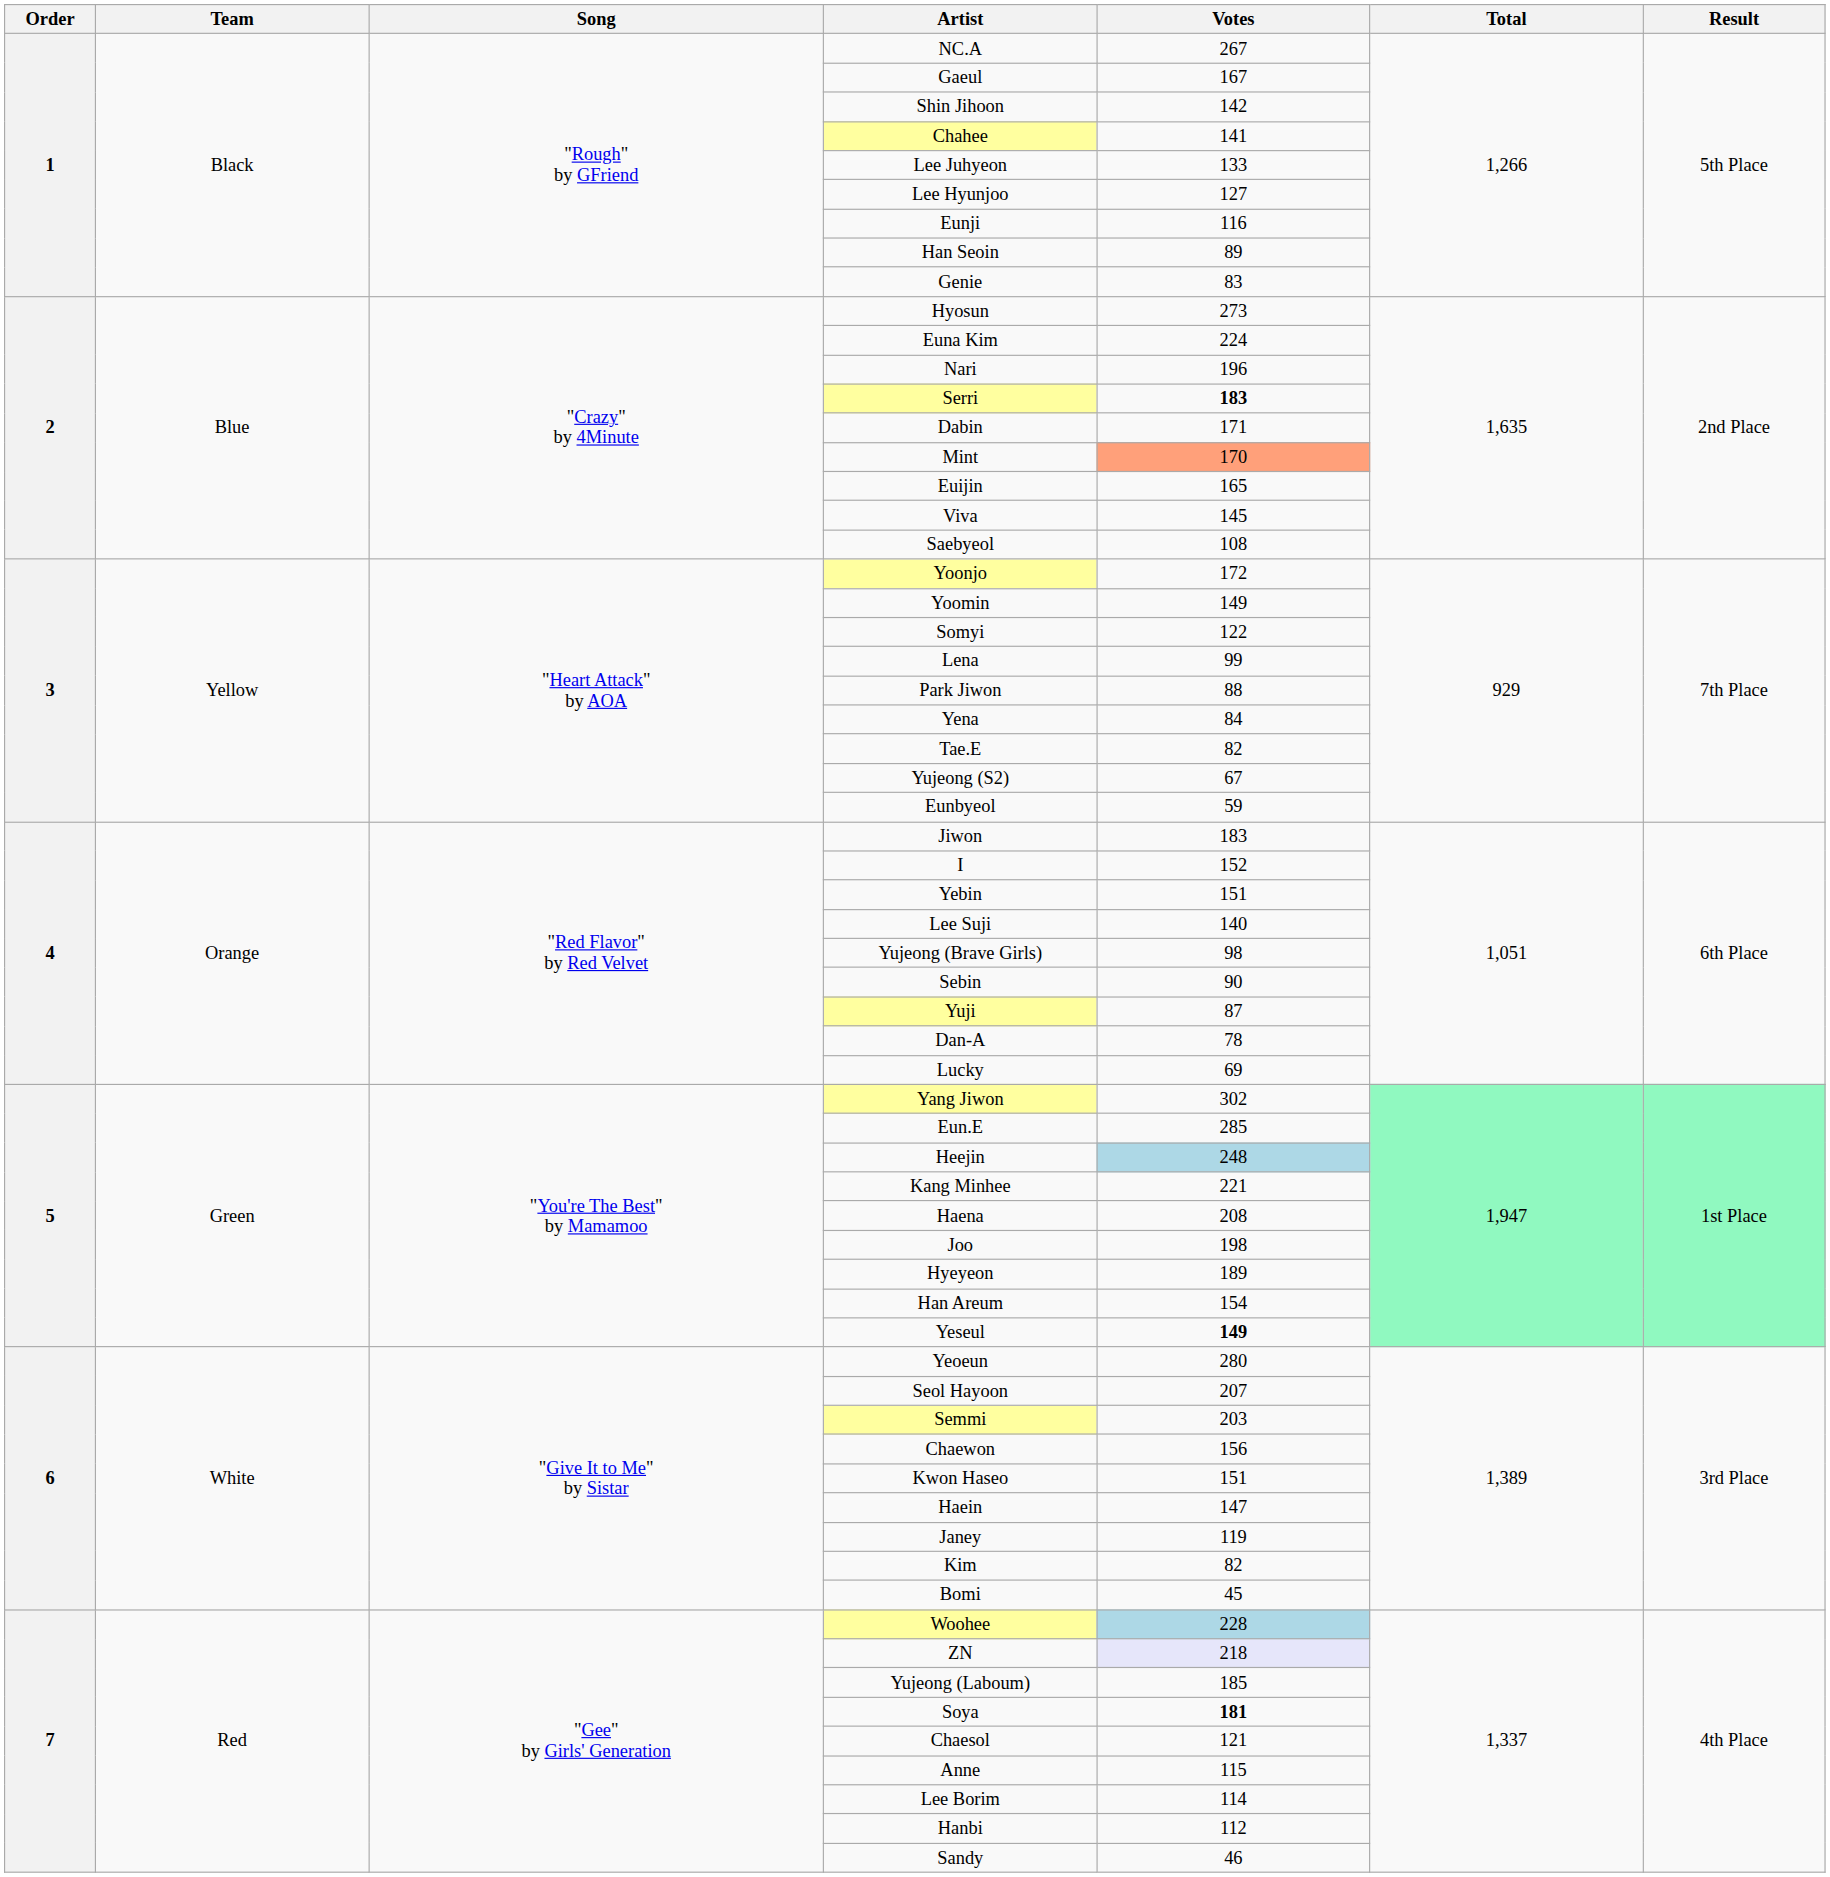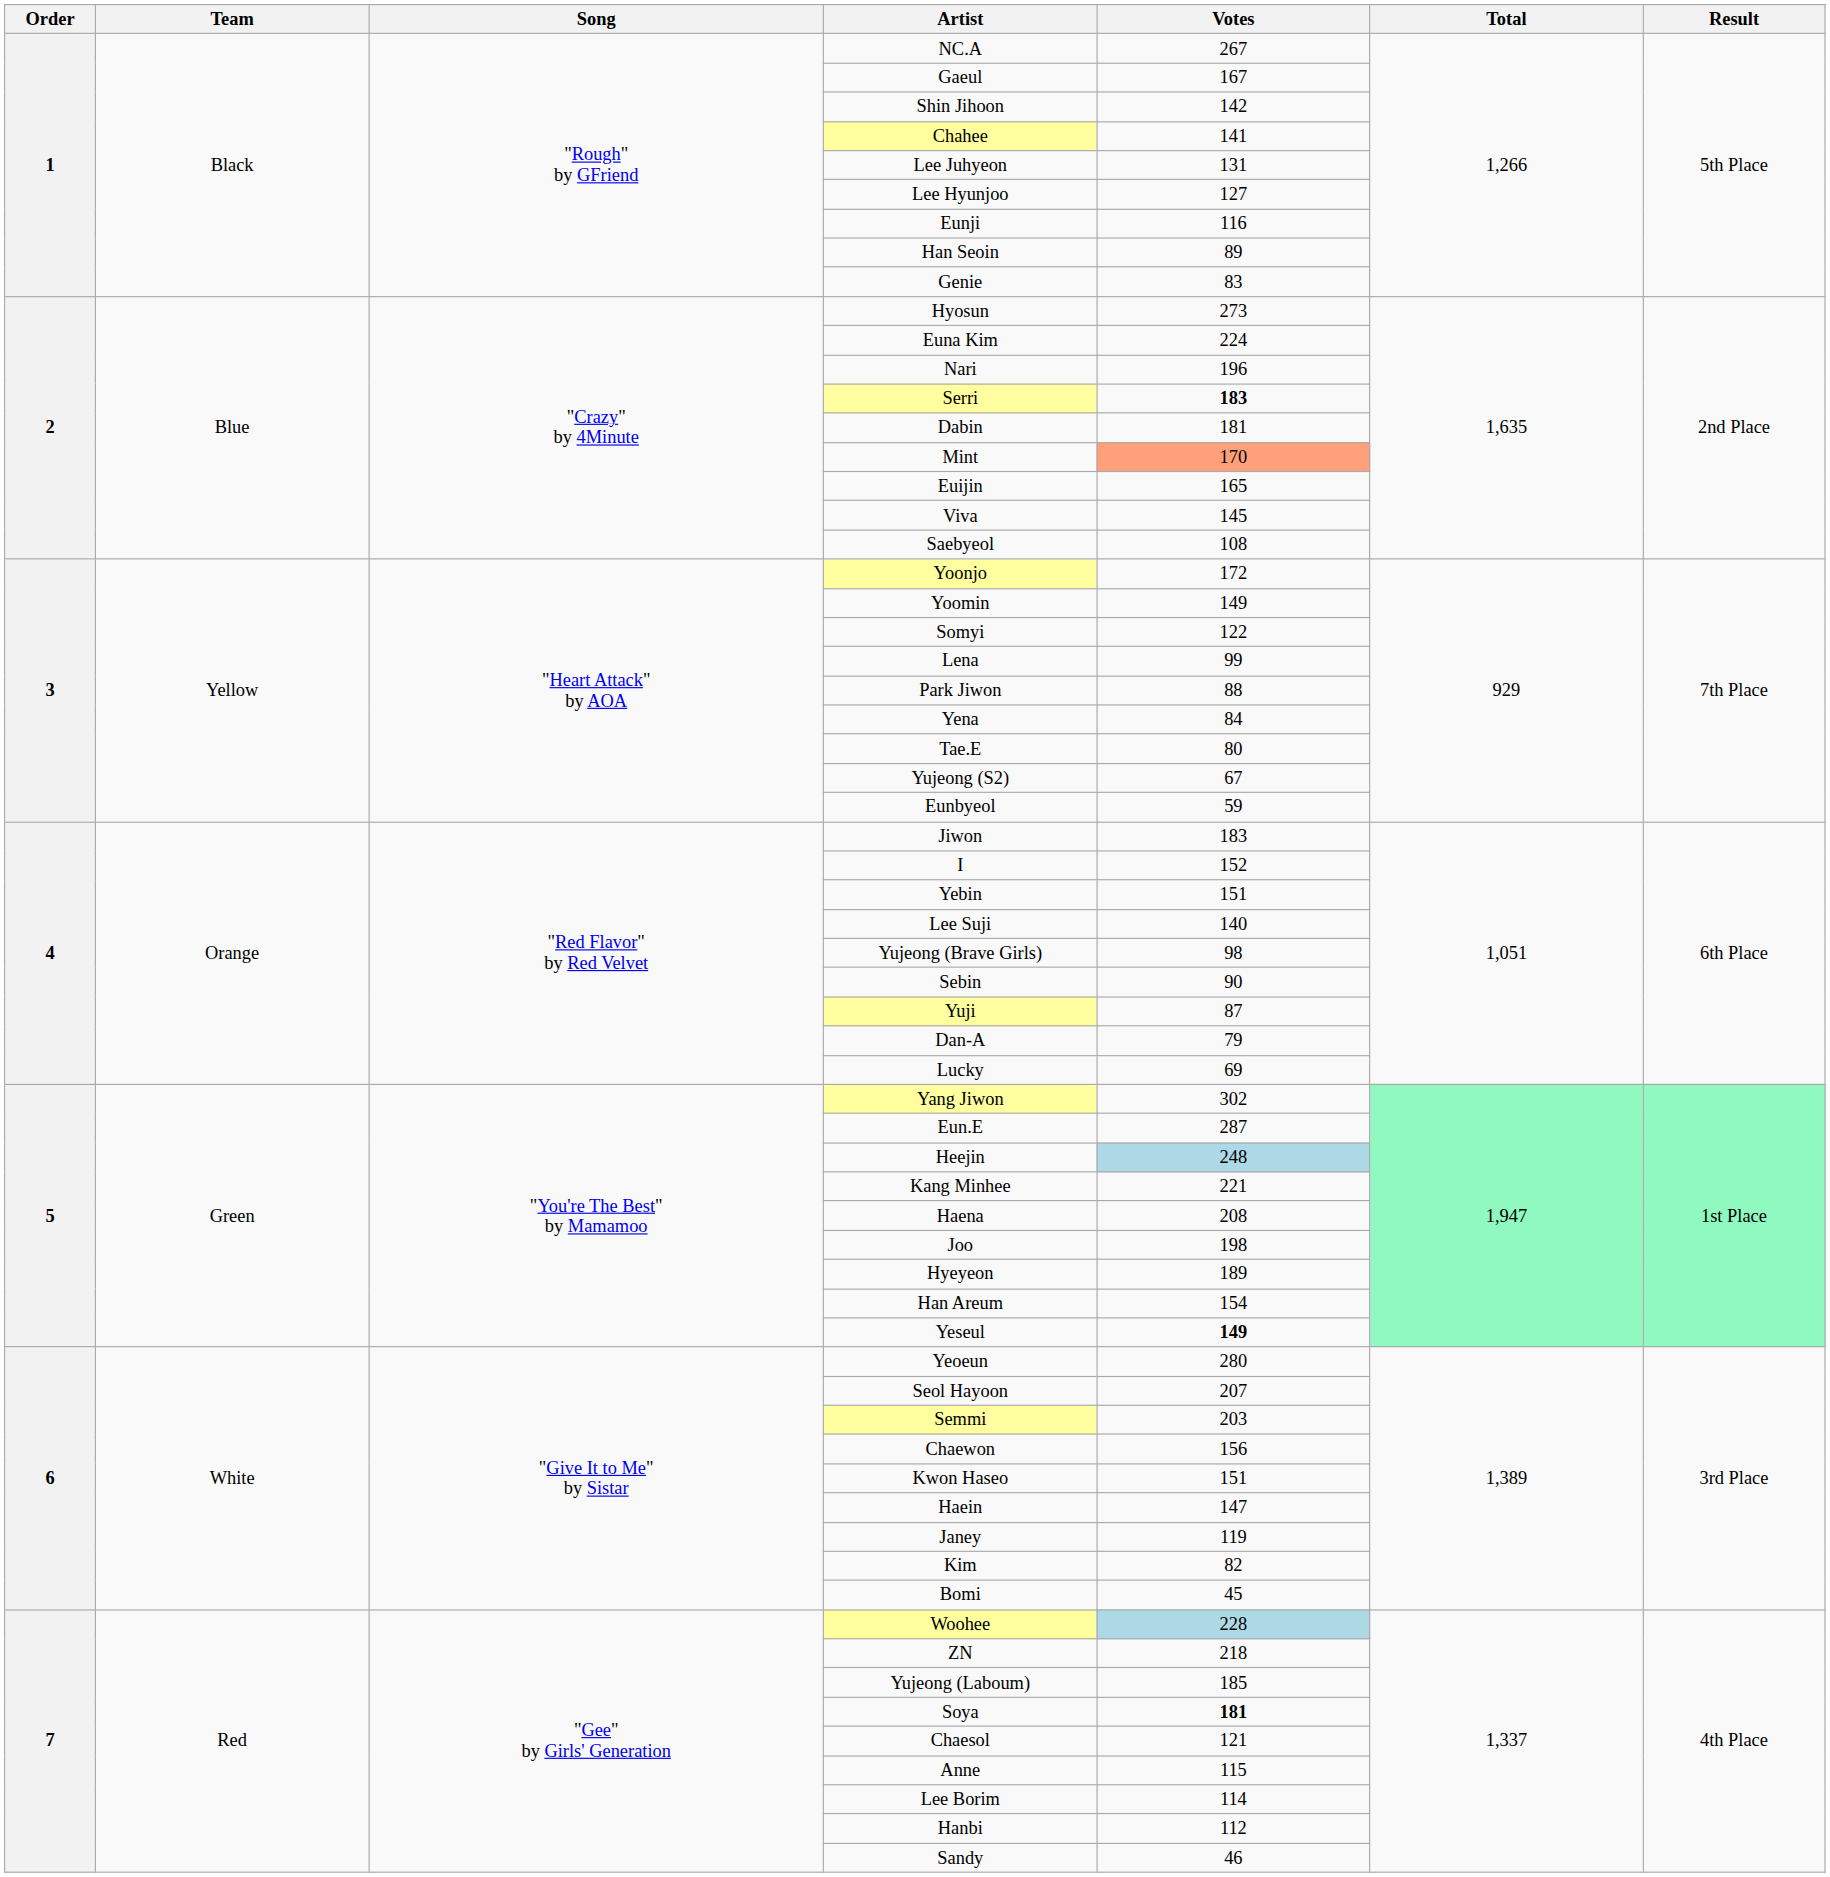(1233, 164) 133 -> (1233, 164) 131
(1233, 427) 171 -> (1233, 427) 181
(1233, 748) 82 -> (1233, 748) 80
(1233, 1040) 78 -> (1233, 1040) 79
(1233, 1127) 285 -> (1233, 1127) 287
(1233, 1653) lavender background -> (1233, 1653) no background
